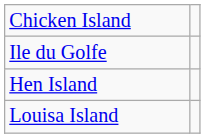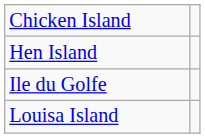rows swapped: (53, 84) <-> (58, 52)
